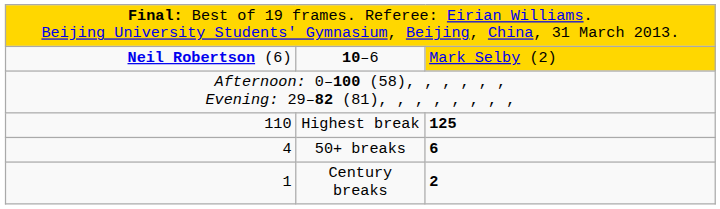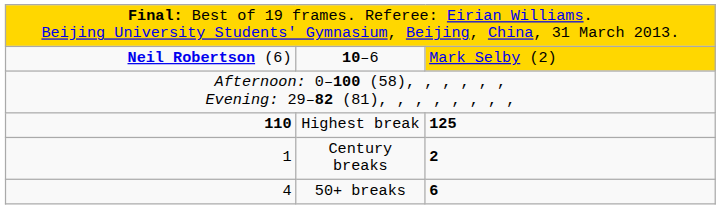(278, 125) normal -> (278, 125) bold
rows swapped: (360, 183) <-> (360, 150)
